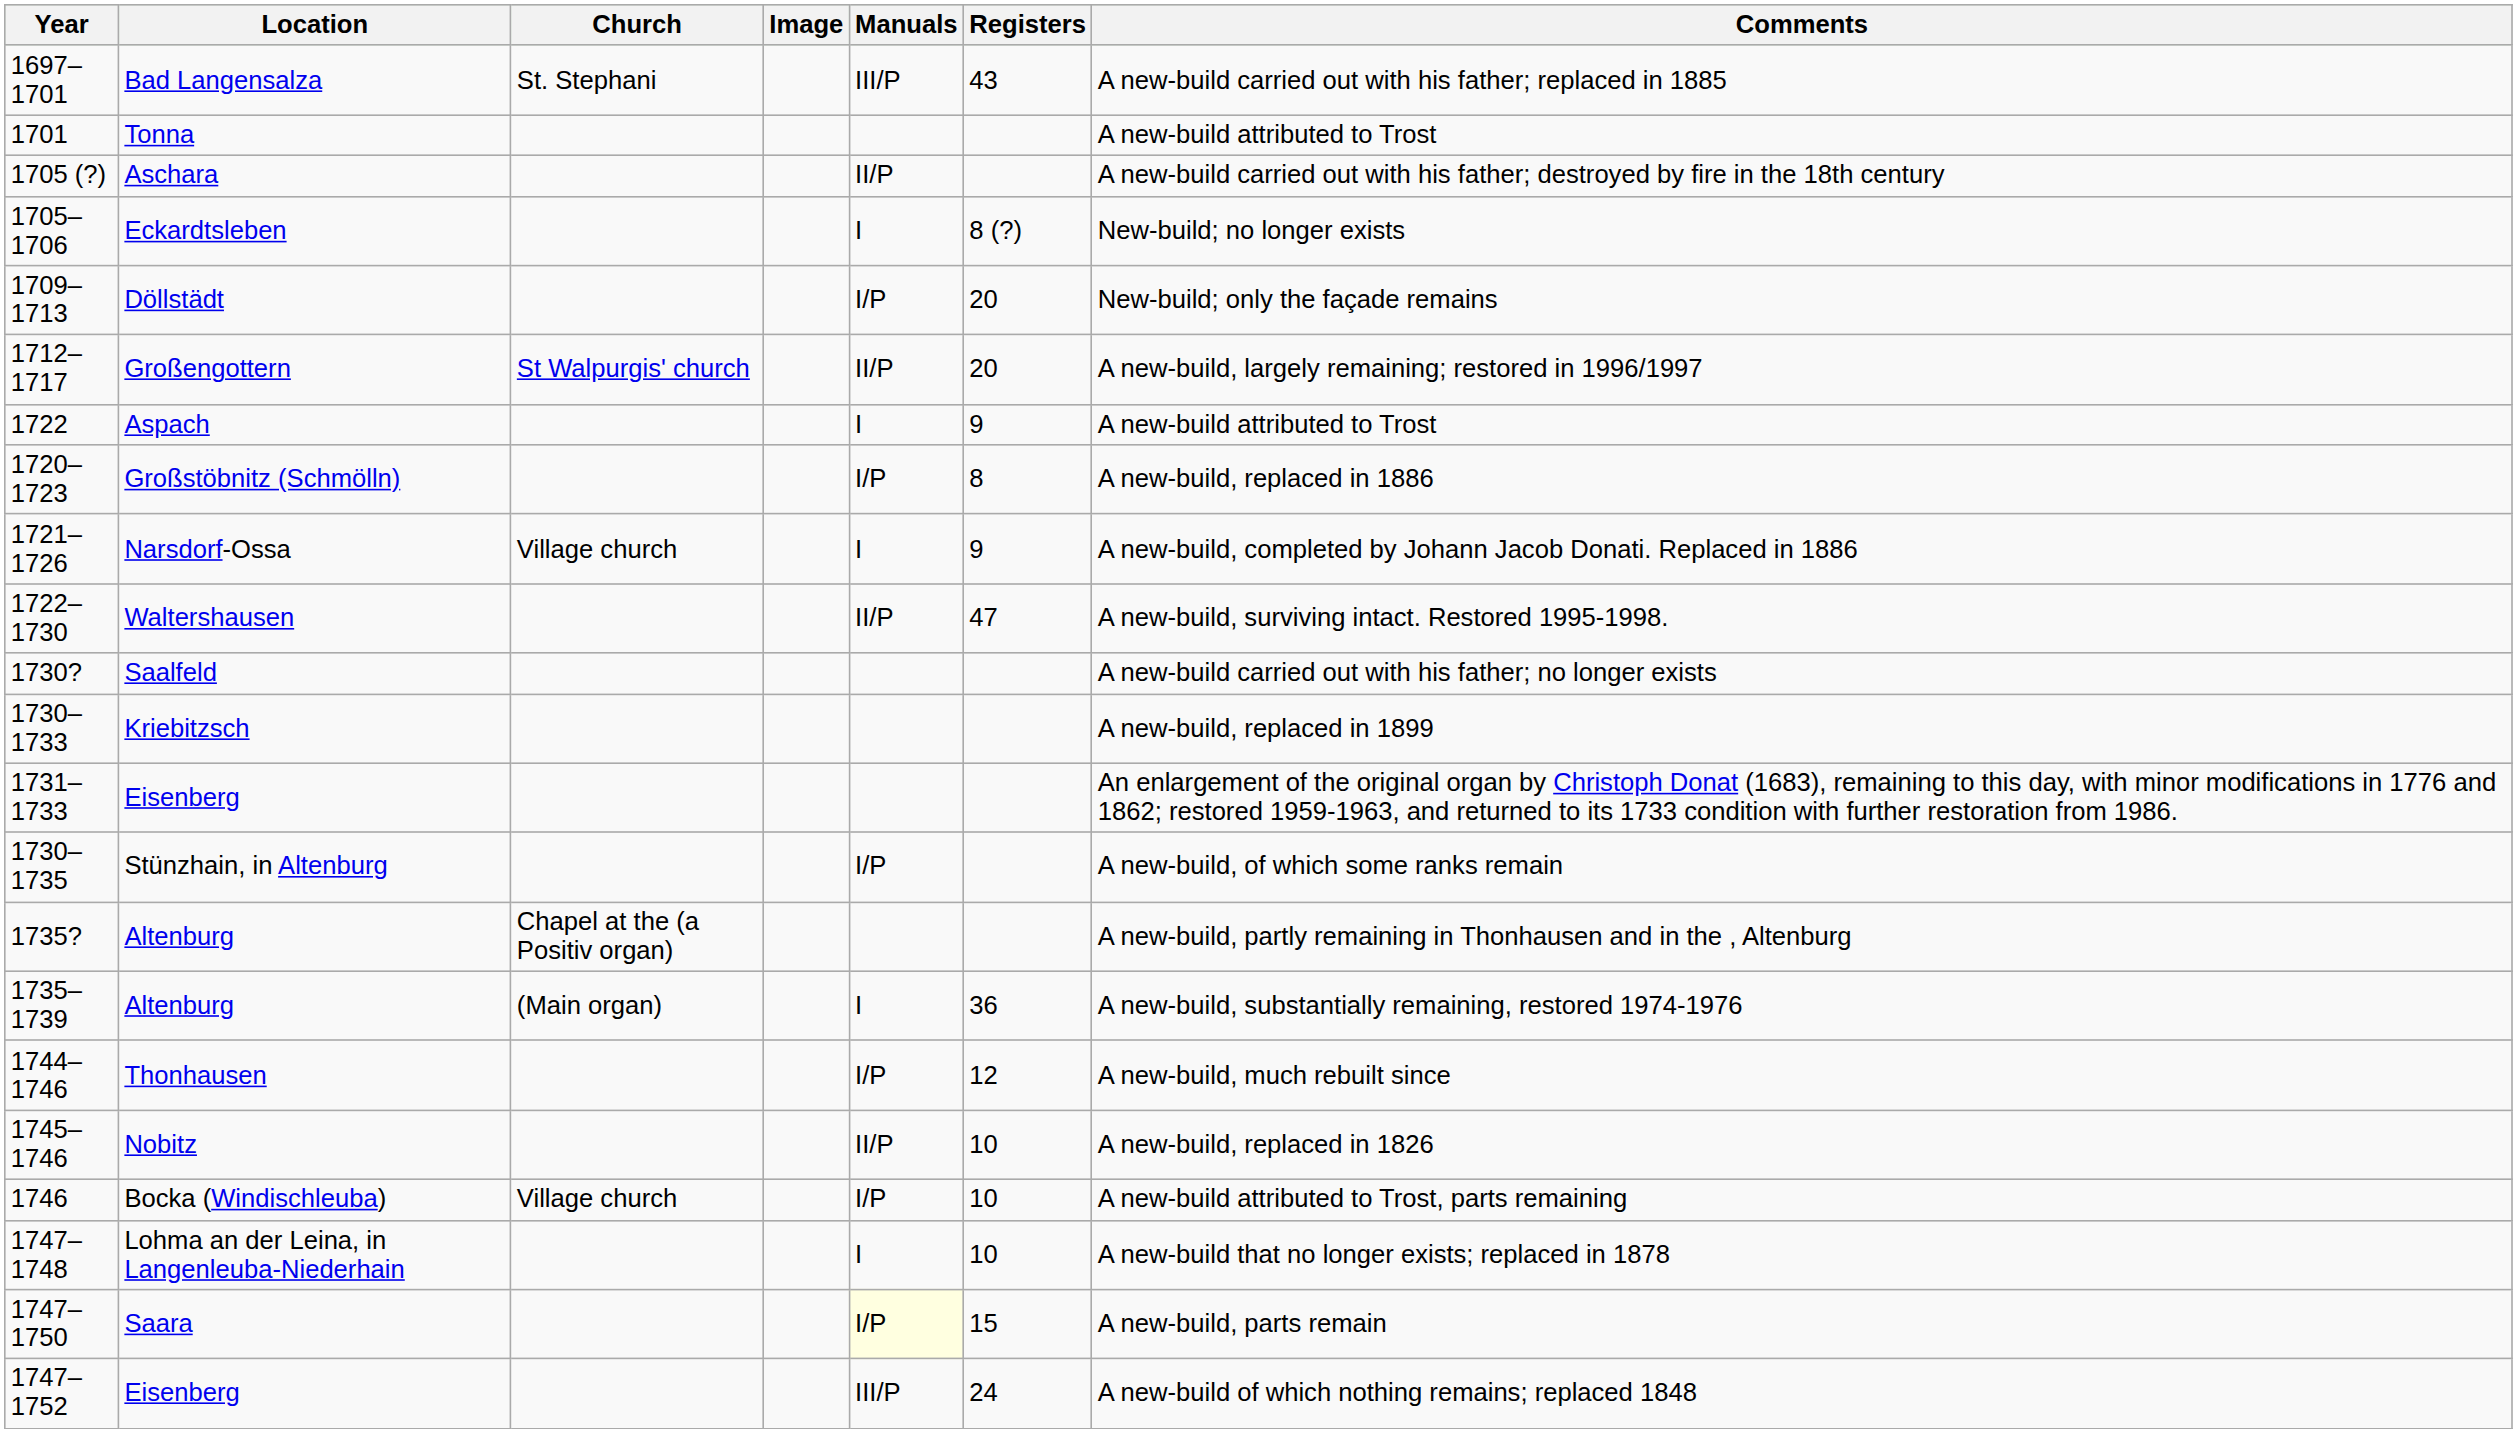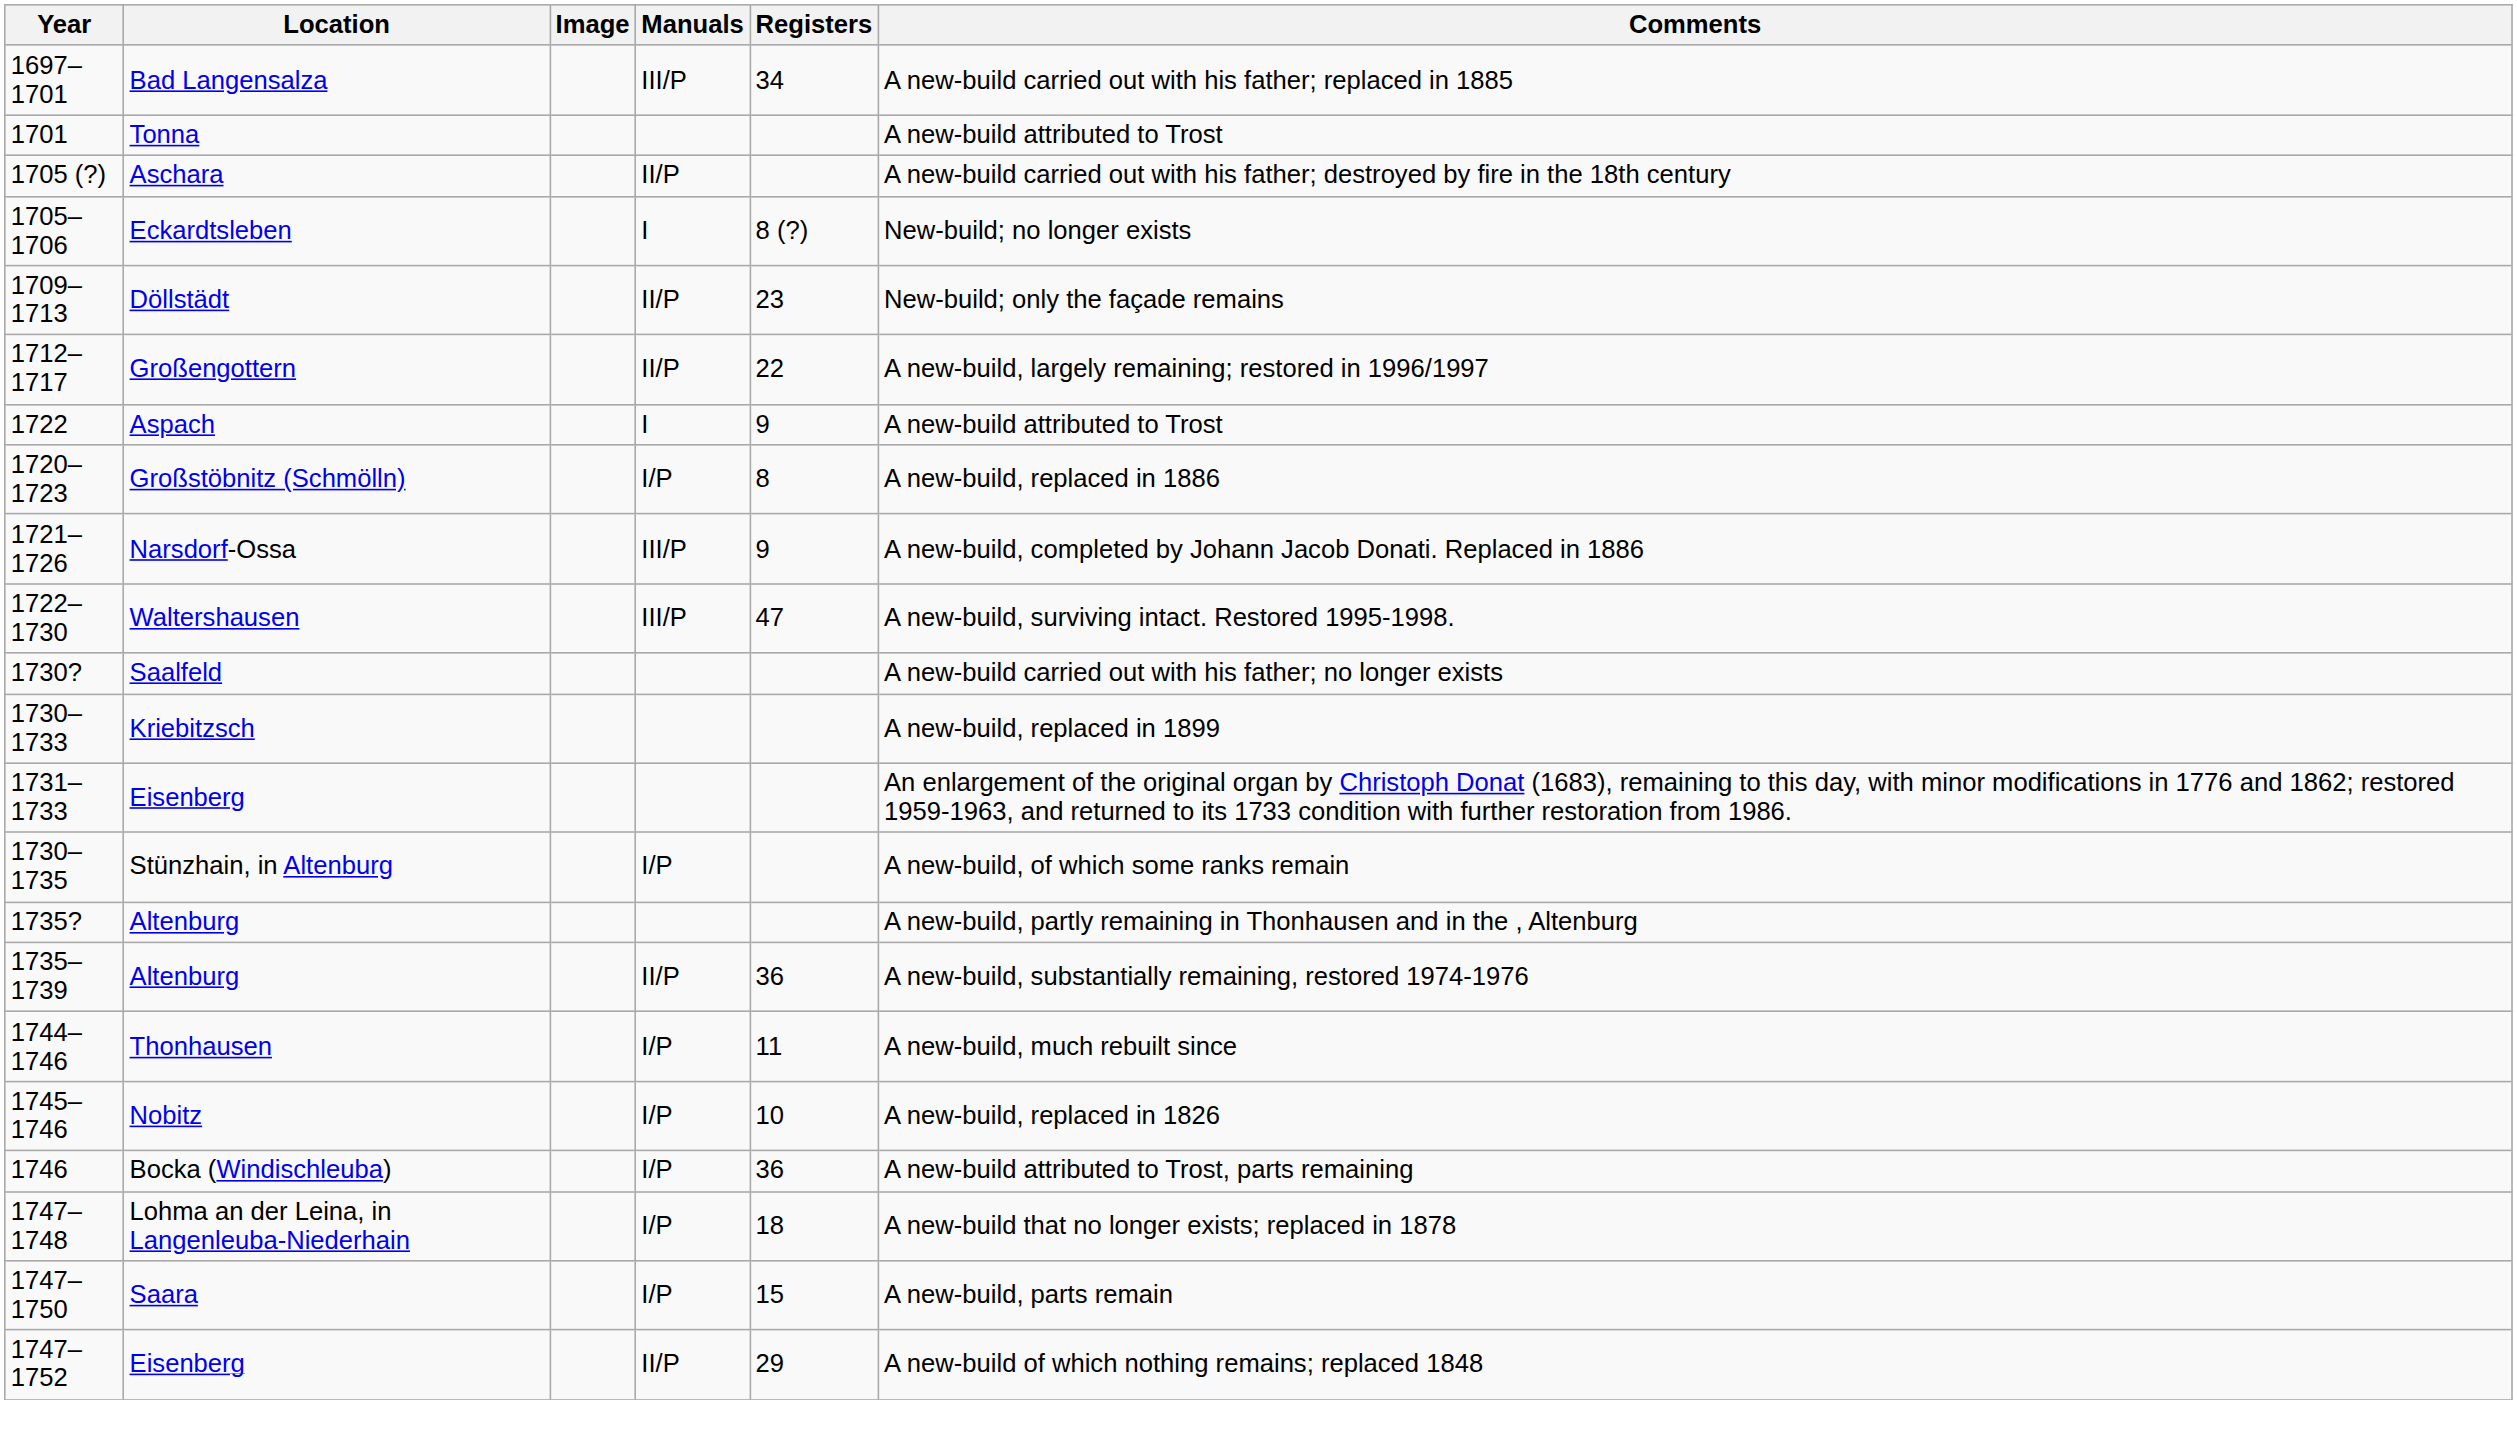- column: (637, 24)
(984, 79) 43 -> (770, 79) 34
(871, 299) I/P -> (661, 299) II/P
(984, 299) 20 -> (770, 299) 23
(984, 369) 20 -> (770, 369) 22
(859, 548) I -> (664, 548) III/P
(874, 618) II/P -> (664, 618) III/P
(859, 1005) I -> (661, 976) II/P
(984, 1074) 12 -> (769, 1046) 11
(874, 1144) II/P -> (657, 1115) I/P
(984, 1199) 10 -> (770, 1170) 36
(859, 1254) I -> (657, 1225) I/P
(984, 1254) 10 -> (770, 1225) 18
(871, 1323) lightyellow background -> (657, 1294) no background
(878, 1393) III/P -> (661, 1364) II/P
(984, 1393) 24 -> (770, 1364) 29
